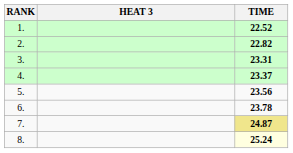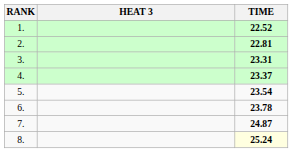(261, 44) 22.82 -> (261, 44) 22.81
(261, 92) 23.56 -> (261, 92) 23.54
(261, 124) khaki background -> (261, 124) no background
